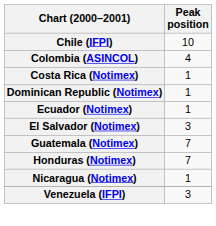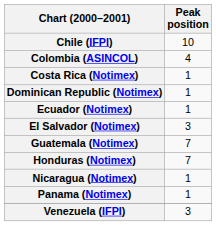+ row: (85, 195)
